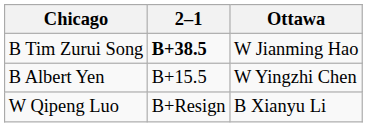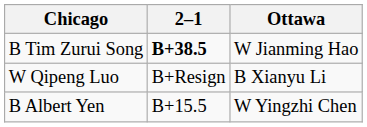rows swapped: (64, 106) <-> (57, 77)
